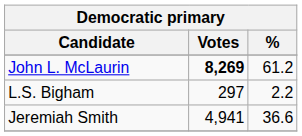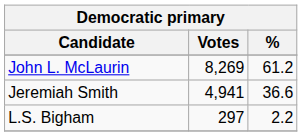(225, 68) bold -> (225, 68) normal
rows swapped: (63, 118) <-> (51, 93)
